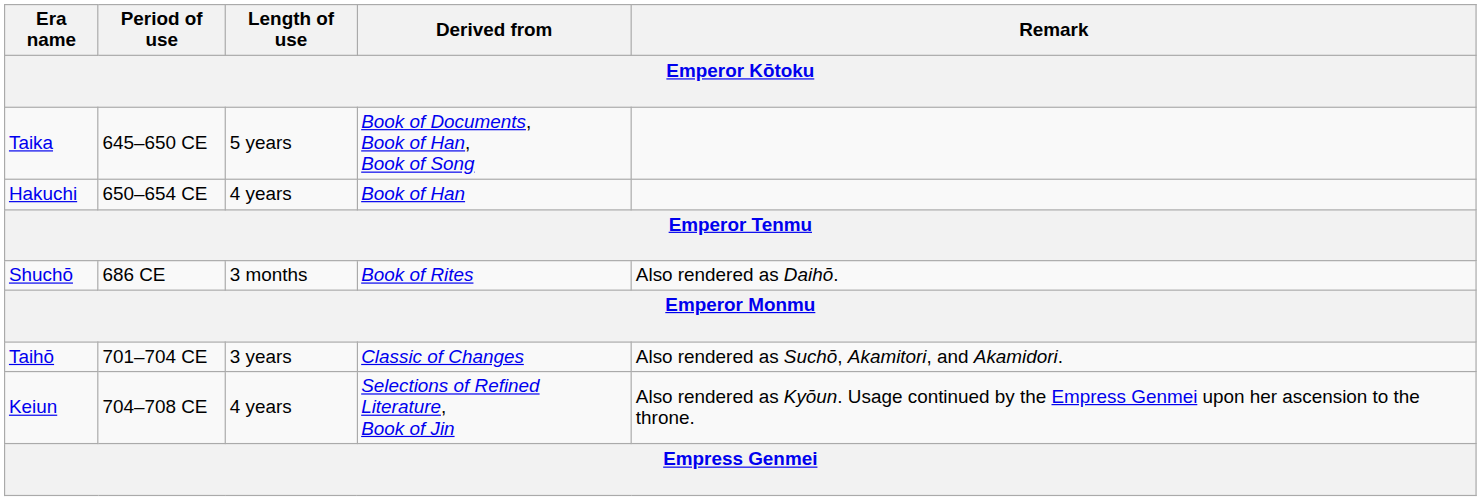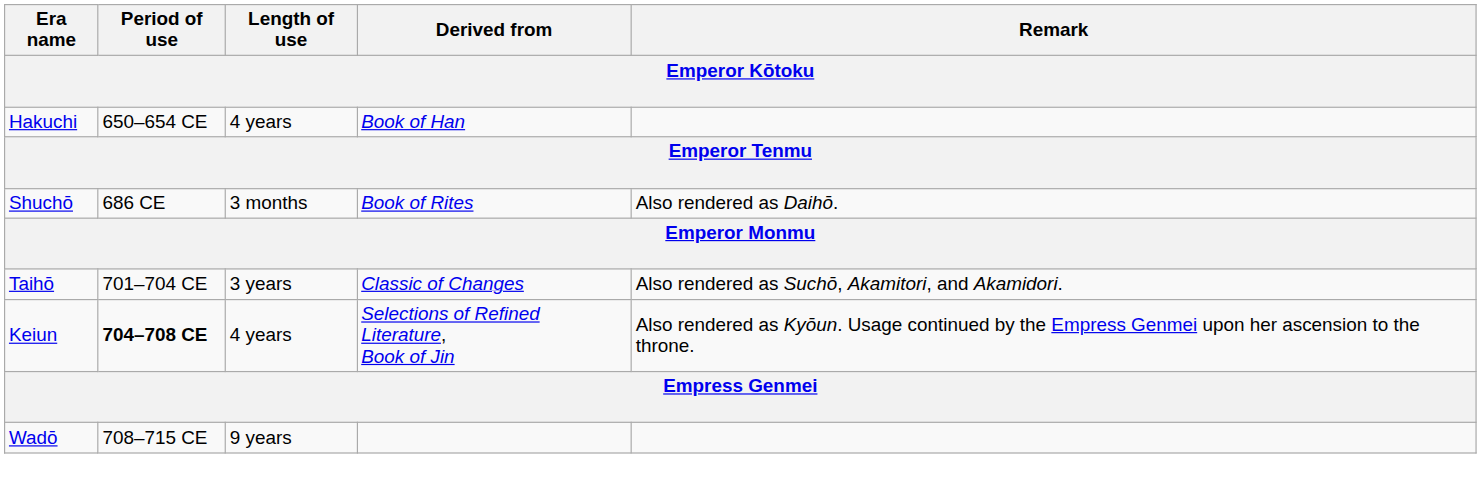- row: (31, 143)
(155, 407) normal -> (155, 335) bold
+ row: (33, 437)
